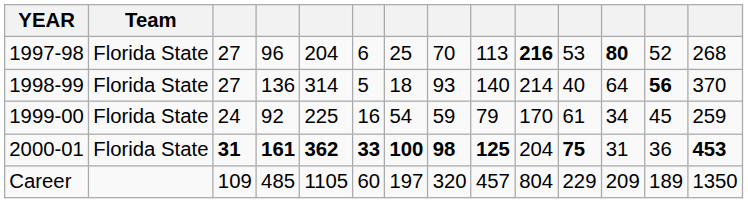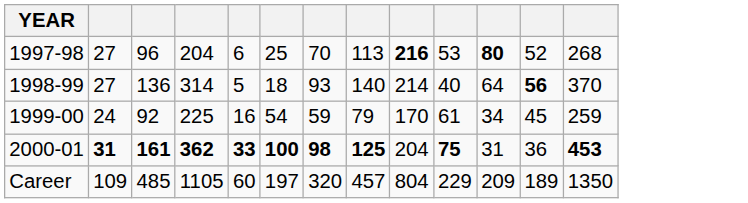- column: (151, 20)
